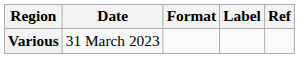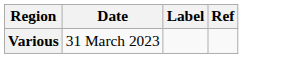- column: (191, 16)
